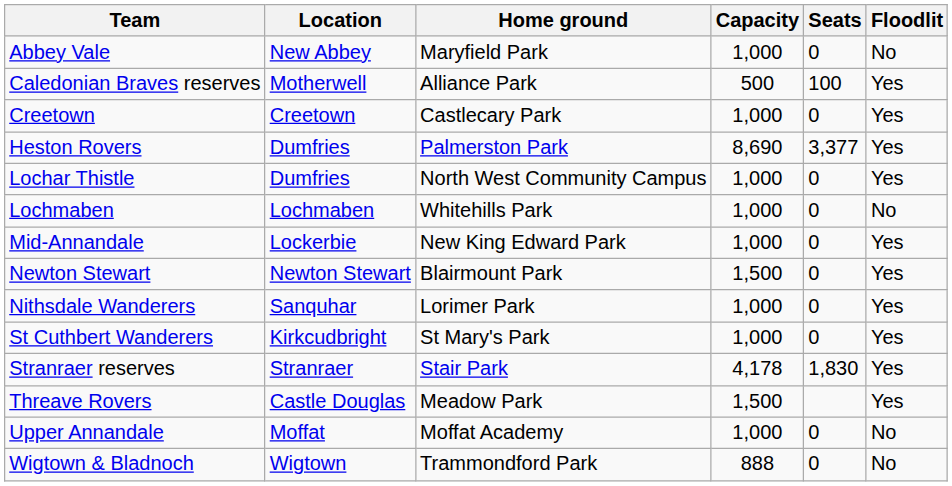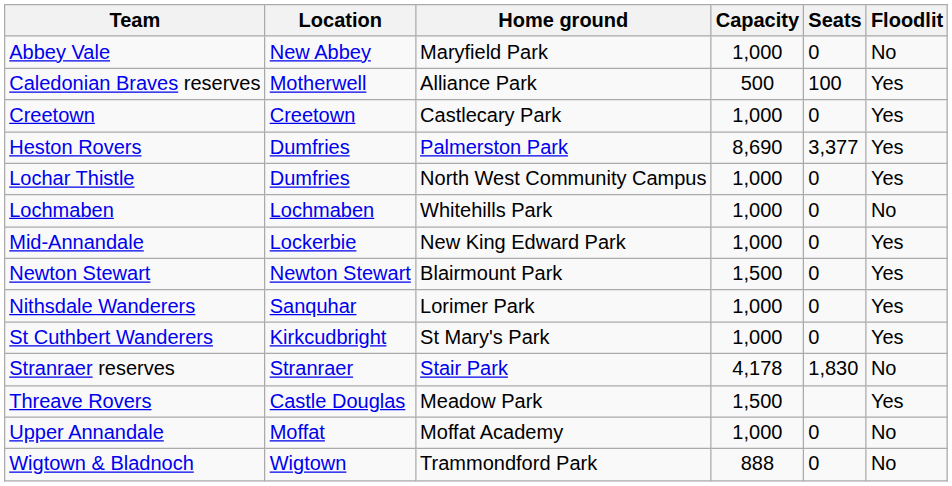(887, 369) Yes -> (884, 369) No
